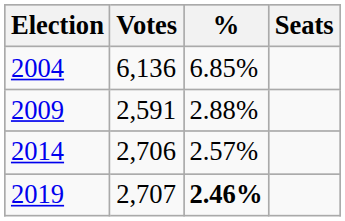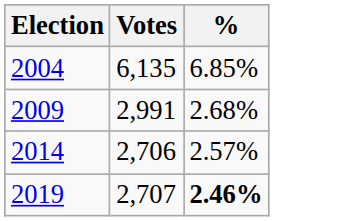- column: (304, 25)
(146, 67) 6,136 -> (146, 67) 6,135
(146, 109) 2,591 -> (146, 109) 2,991
(224, 109) 2.88% -> (224, 109) 2.68%
